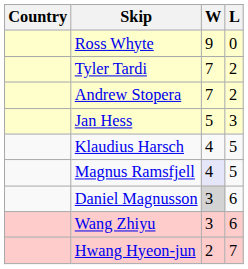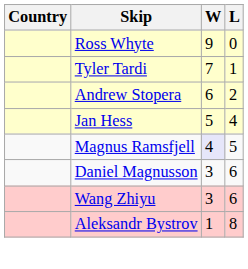(233, 69) 2 -> (233, 69) 1
(209, 95) 7 -> (209, 95) 6
(233, 120) 3 -> (233, 120) 4
- row: (129, 146)
(209, 198) lightgrey background -> (209, 172) no background
- row: (135, 250)
+ row: (136, 224)
